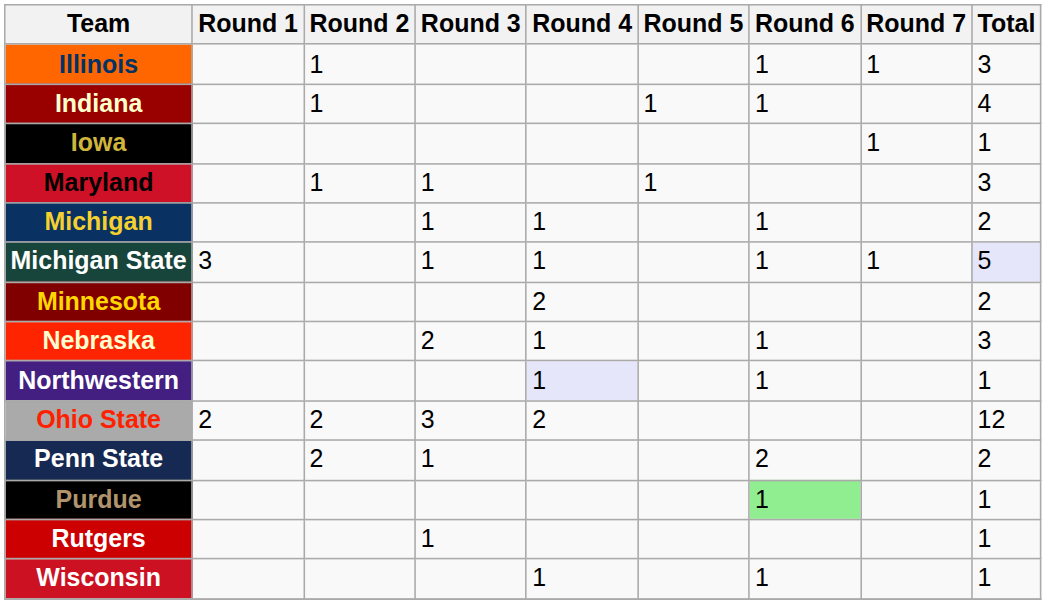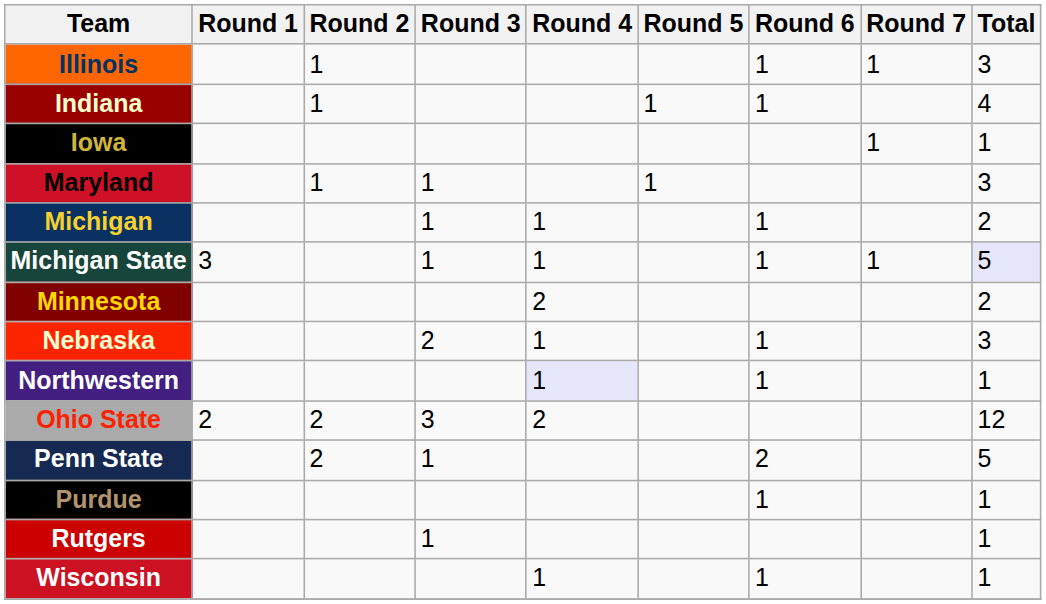(985, 459) 2 -> (985, 459) 5
(762, 499) lightgreen background -> (762, 499) no background
